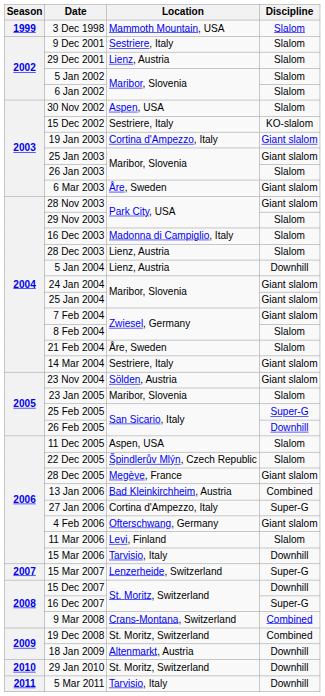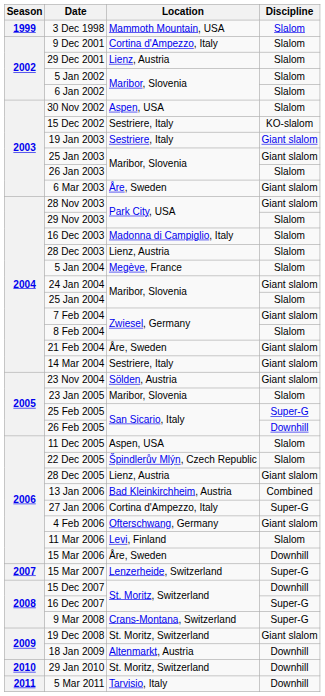(141, 44) Sestriere, Italy -> (163, 44) Cortina d'Ampezzo, Italy
(163, 140) Cortina d'Ampezzo, Italy -> (141, 140) Sestriere, Italy
(139, 268) Lienz, Austria -> (145, 268) Megève, France
(290, 268) Downhill -> (290, 268) Slalom
(290, 300) Giant slalom -> (290, 300) Slalom
(290, 348) Slalom -> (290, 348) Giant slalom
(145, 476) Megève, France -> (139, 476) Lienz, Austria
(138, 556) Tarvisio, Italy -> (138, 556) Åre, Sweden
(290, 619) Combined -> (290, 619) Super-G
(290, 635) Combined -> (290, 635) Giant slalom
